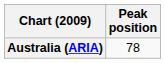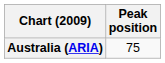(133, 48) 78 -> (133, 48) 75
